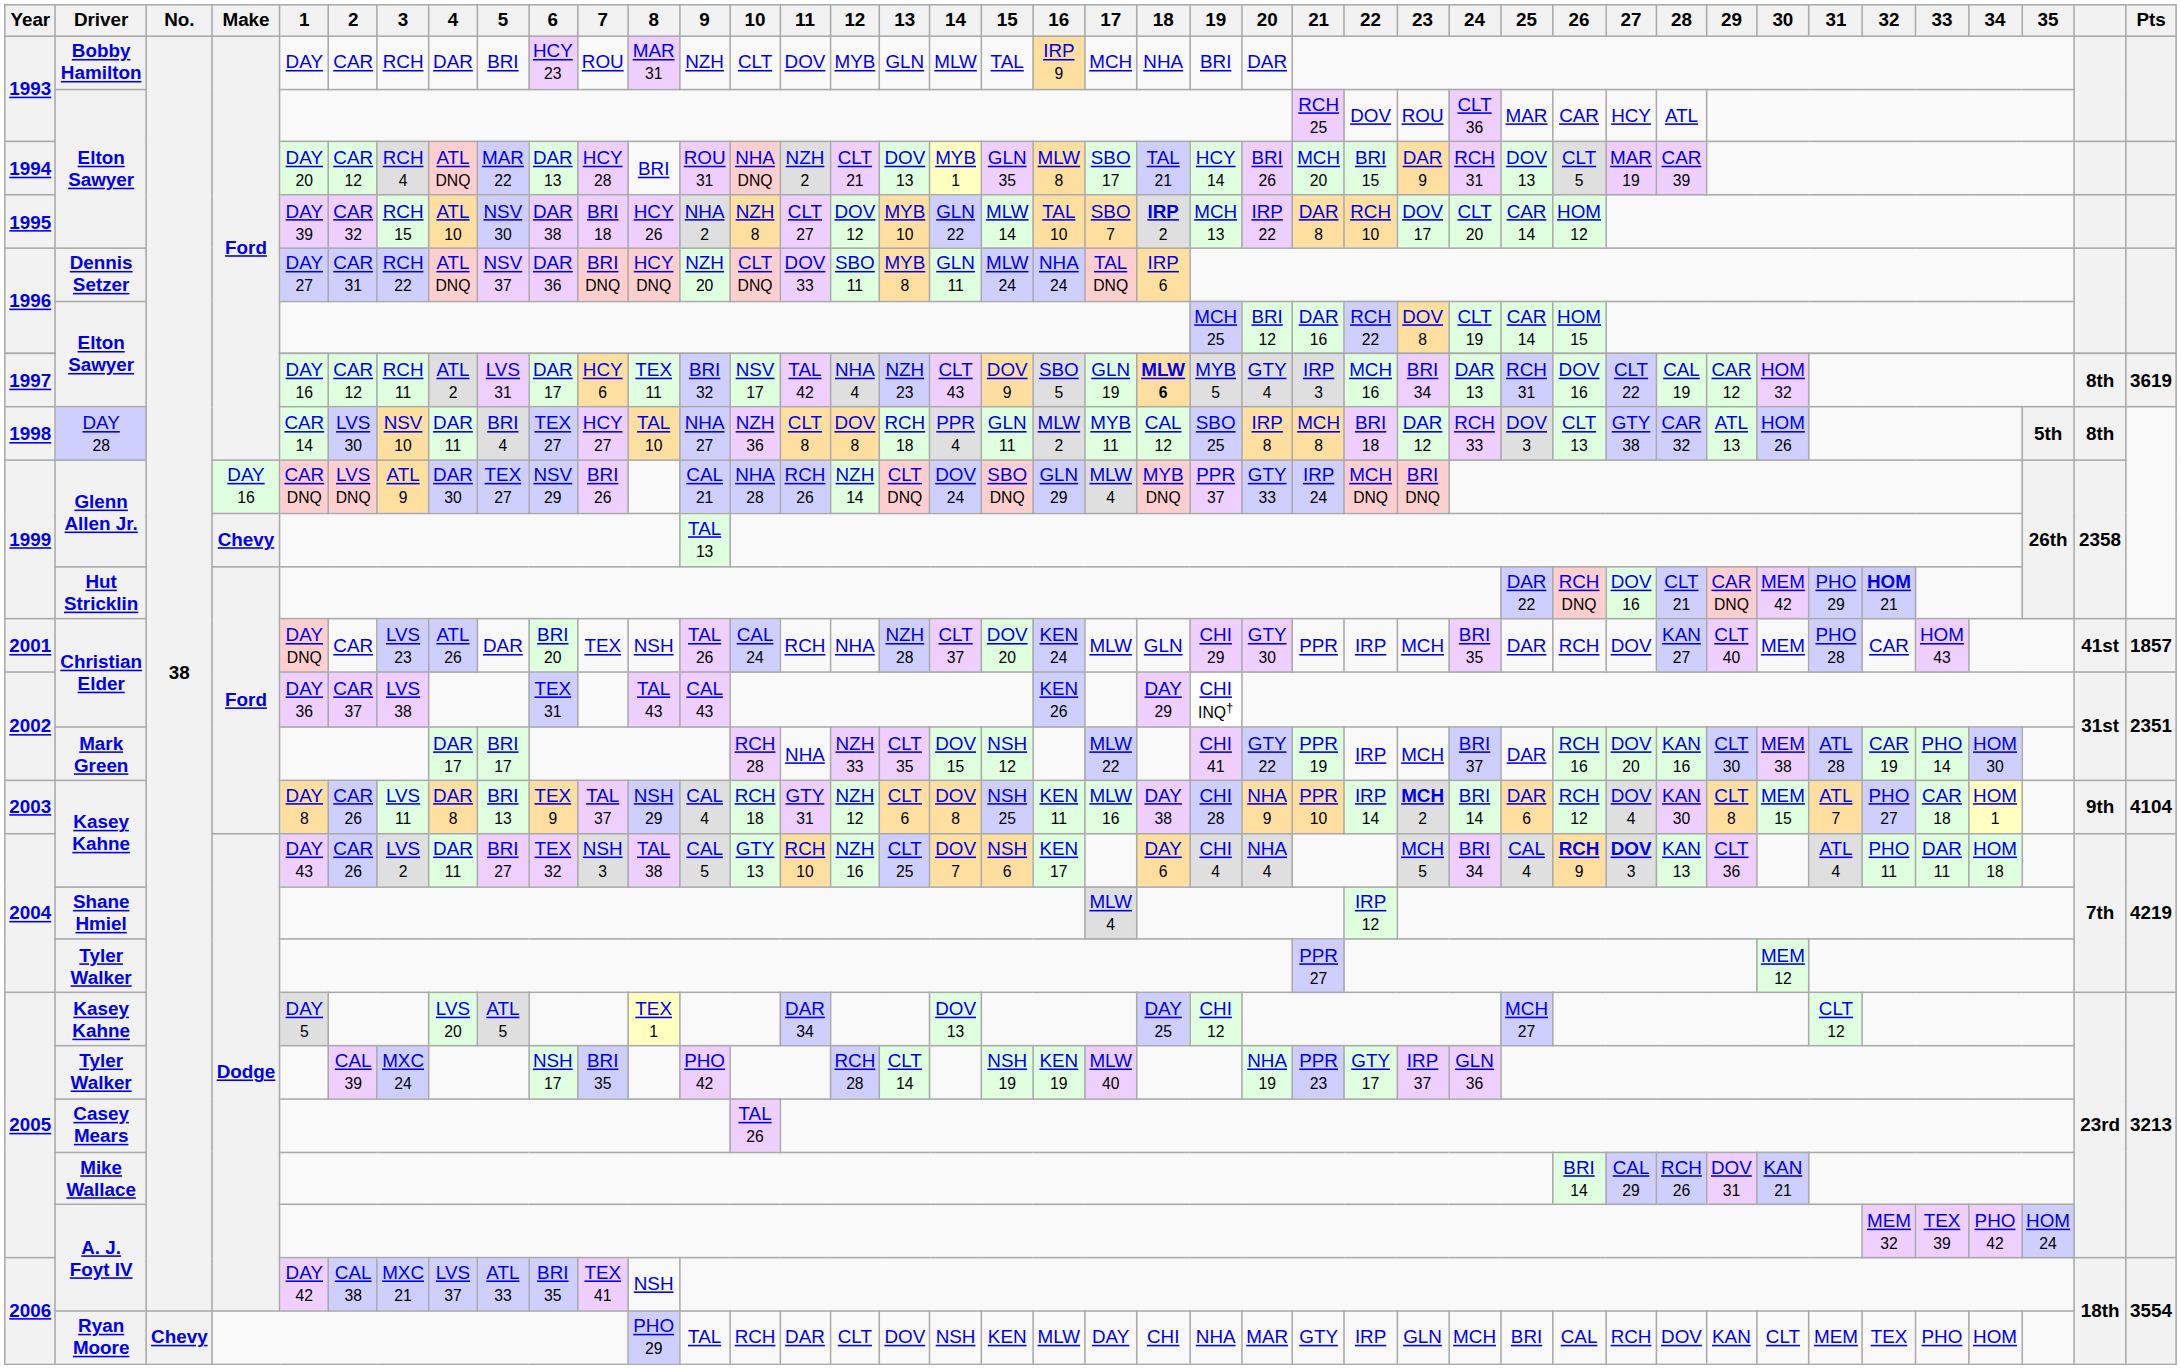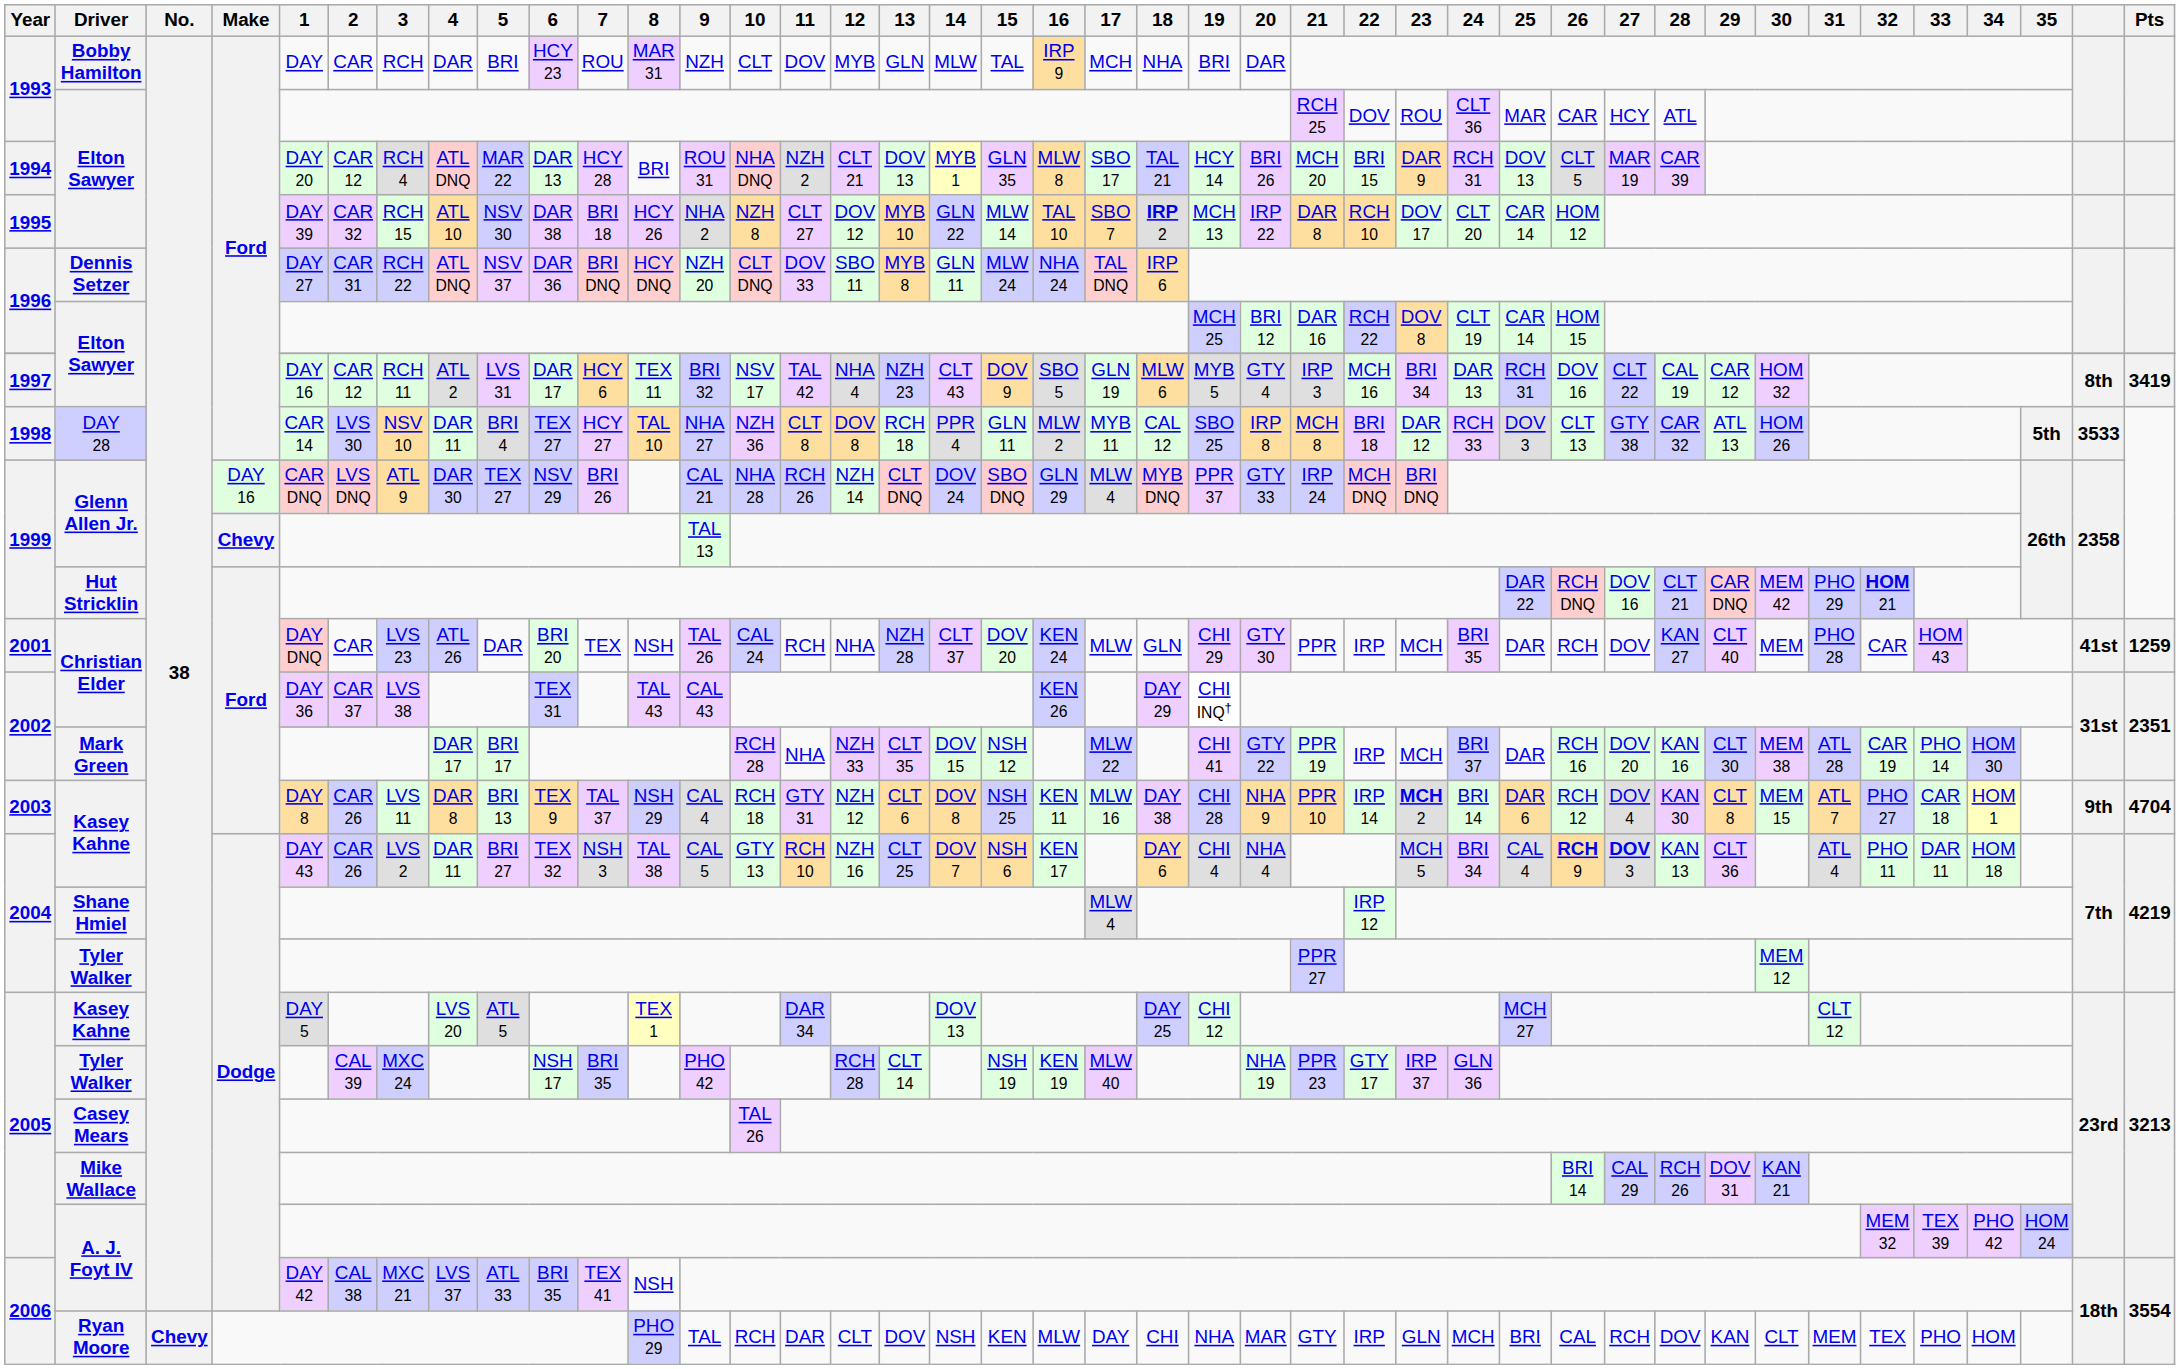(1163, 381) bold -> (1162, 380) normal
(2151, 381) 3619 -> (2150, 381) 3419
(2100, 434) 8th -> (2099, 434) 3533
(2151, 646) 1857 -> (2150, 646) 1259
(2151, 807) 4104 -> (2150, 807) 4704
